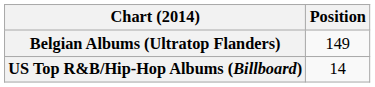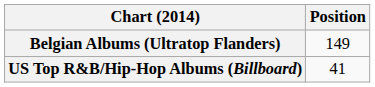(338, 69) 14 -> (338, 69) 41
